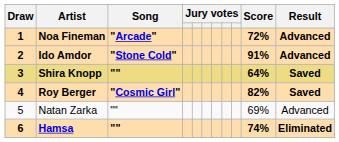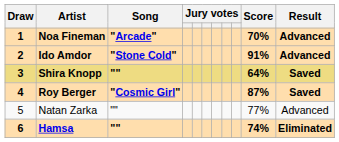(258, 37) 72% -> (258, 37) 70%
(258, 92) 82% -> (258, 92) 87%
(258, 110) 69% -> (258, 110) 77%
